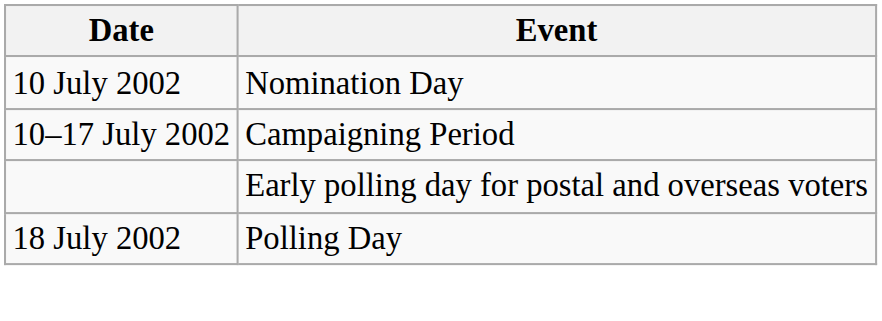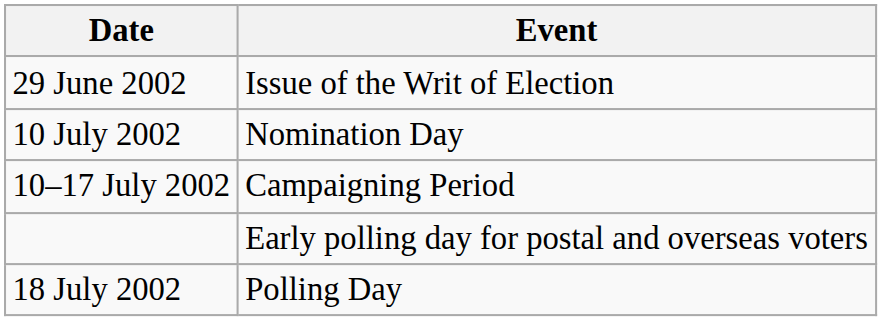+ row: (100, 82)
